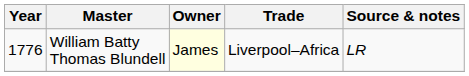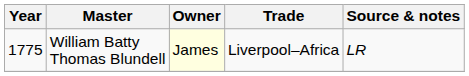(25, 50) 1776 -> (25, 50) 1775
